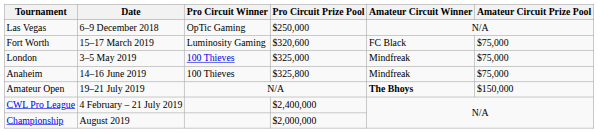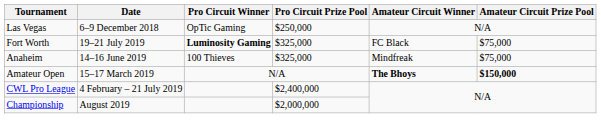(117, 43) 15–17 March 2019 -> (112, 43) 19–21 July 2019
(226, 43) normal -> (229, 43) bold
(291, 43) $320,600 -> (293, 43) $325,000
- row: (22, 58)
(291, 74) $325,800 -> (293, 58) $325,000
(112, 89) 19–21 July 2019 -> (117, 74) 15–17 March 2019
(495, 89) normal -> (498, 74) bold
